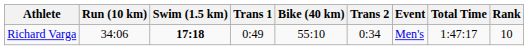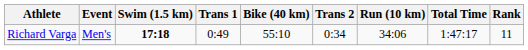columns swapped: (410, 14) <-> (115, 14)
(507, 34) 10 -> (507, 34) 11
